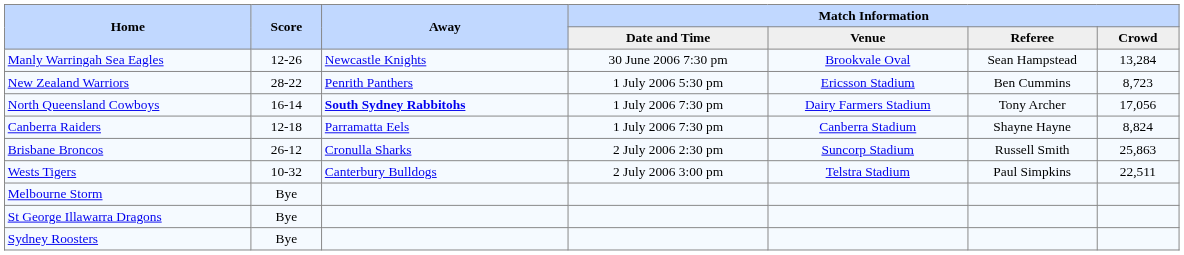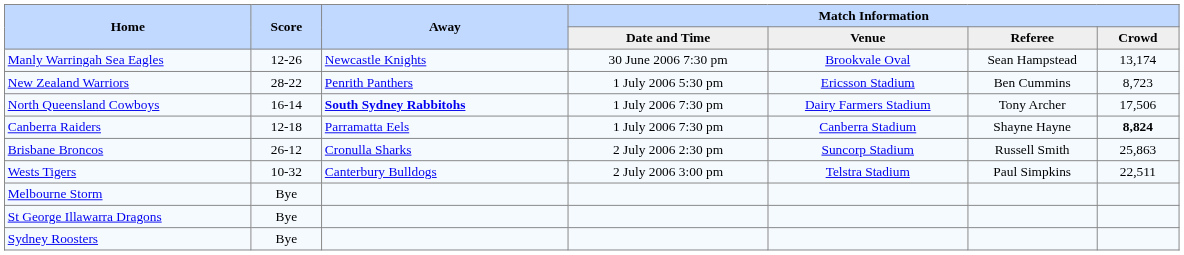(1138, 60) 13,284 -> (1138, 60) 13,174
(1138, 104) 17,056 -> (1138, 104) 17,506
(1138, 127) normal -> (1138, 127) bold
